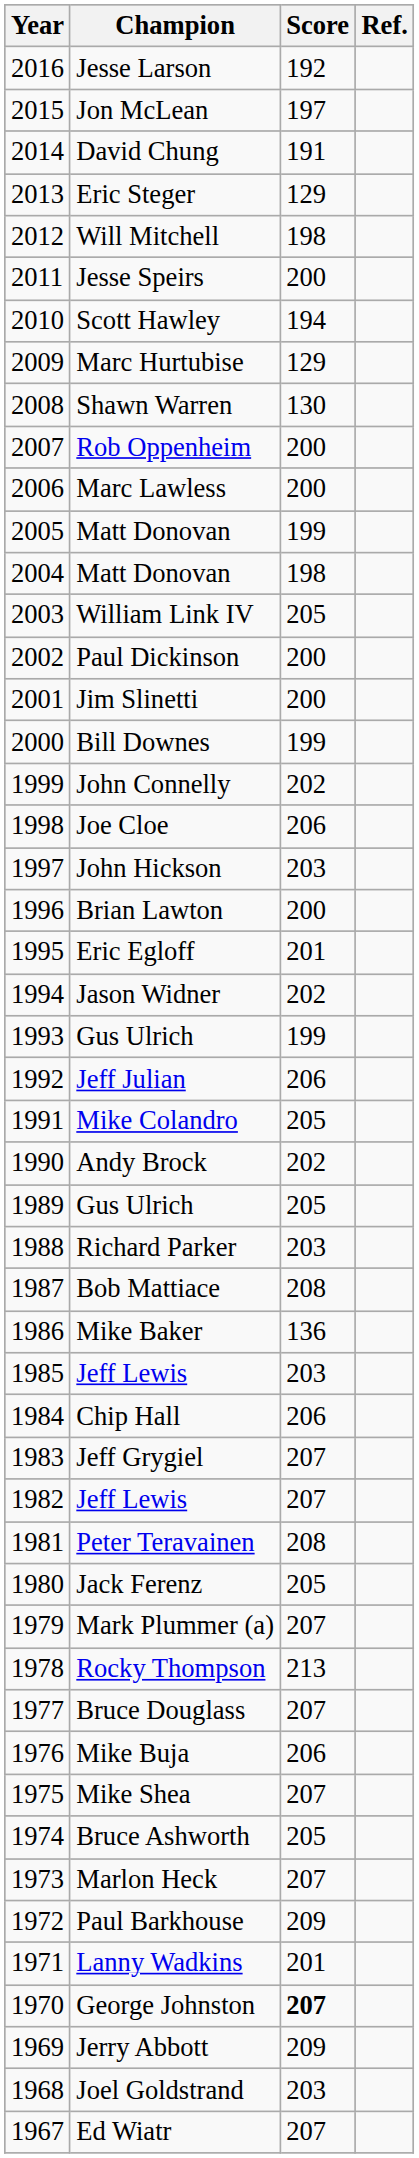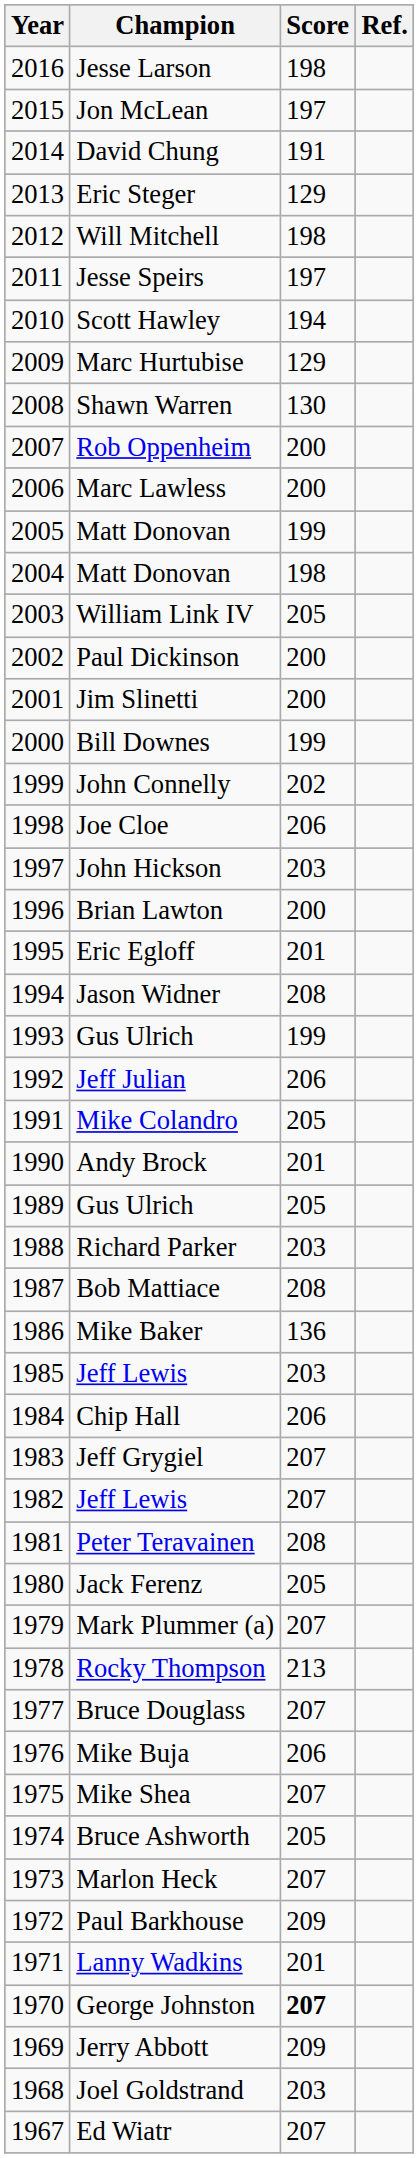(306, 67) 192 -> (306, 67) 198
(306, 278) 200 -> (306, 278) 197
(306, 994) 202 -> (306, 994) 208
(306, 1162) 202 -> (306, 1162) 201
